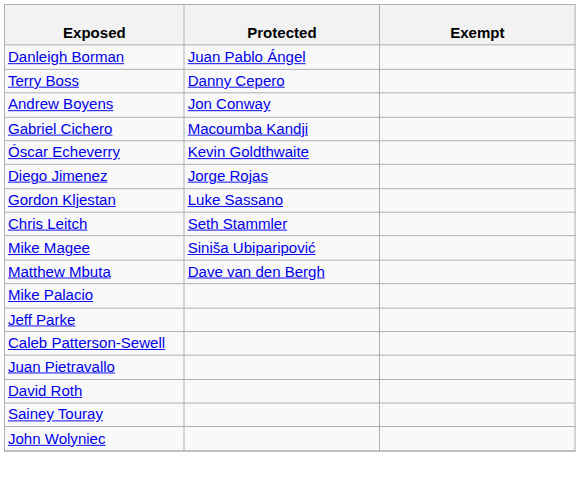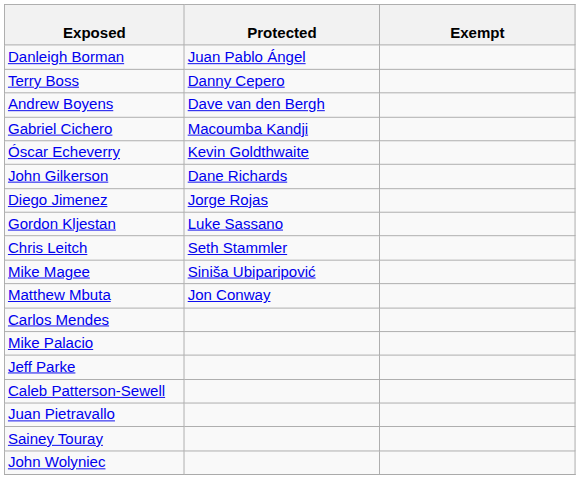(229, 104) Jon Conway -> (256, 104) Dave van den Bergh
+ row: (58, 176)
(256, 271) Dave van den Bergh -> (229, 295) Jon Conway
+ row: (59, 319)
- row: (45, 391)
